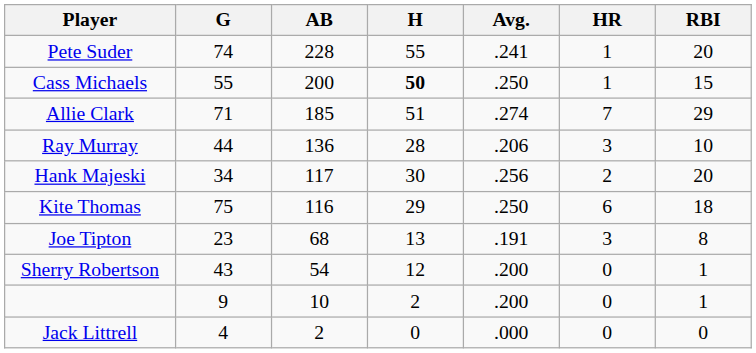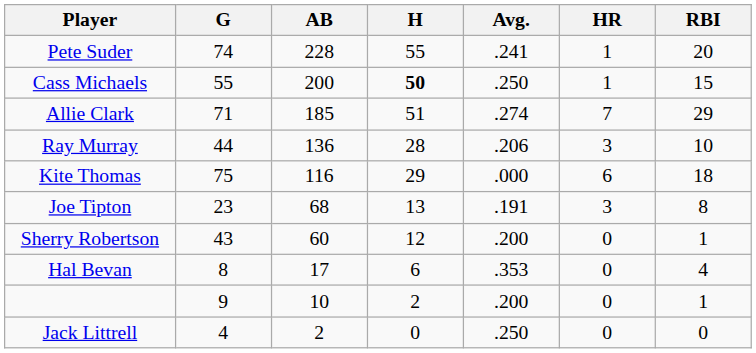- row: (90, 176)
(511, 207) .250 -> (511, 176) .000
(319, 269) 54 -> (319, 238) 60
+ row: (90, 269)
(511, 332) .000 -> (511, 332) .250
